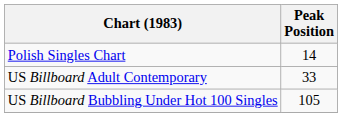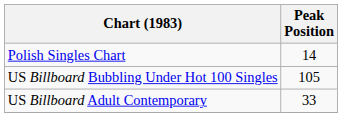rows swapped: (143, 100) <-> (107, 77)
